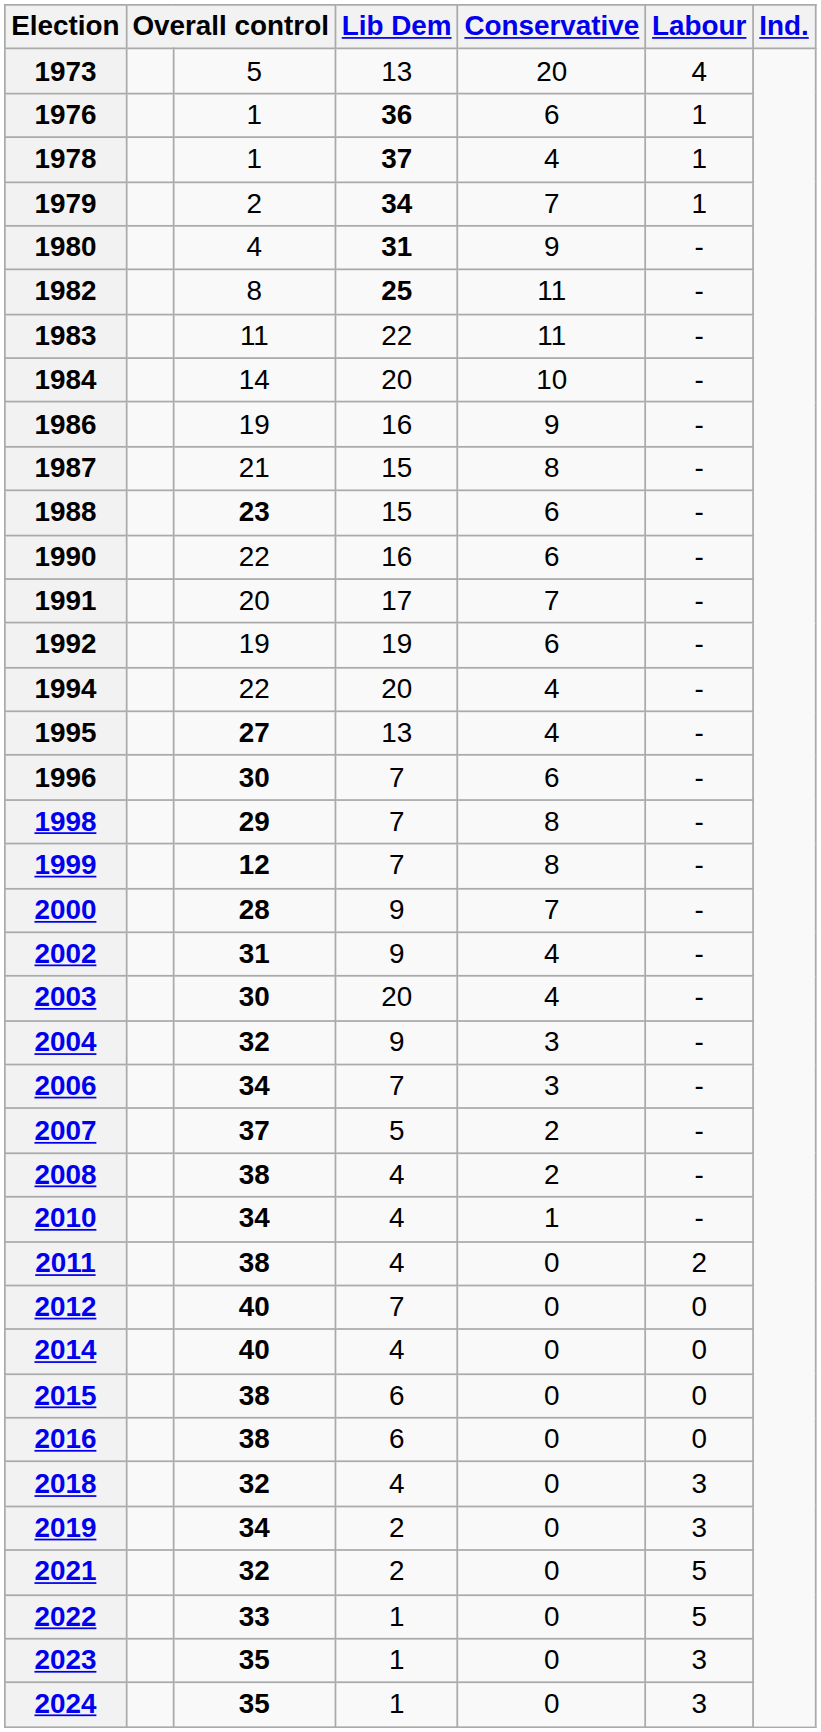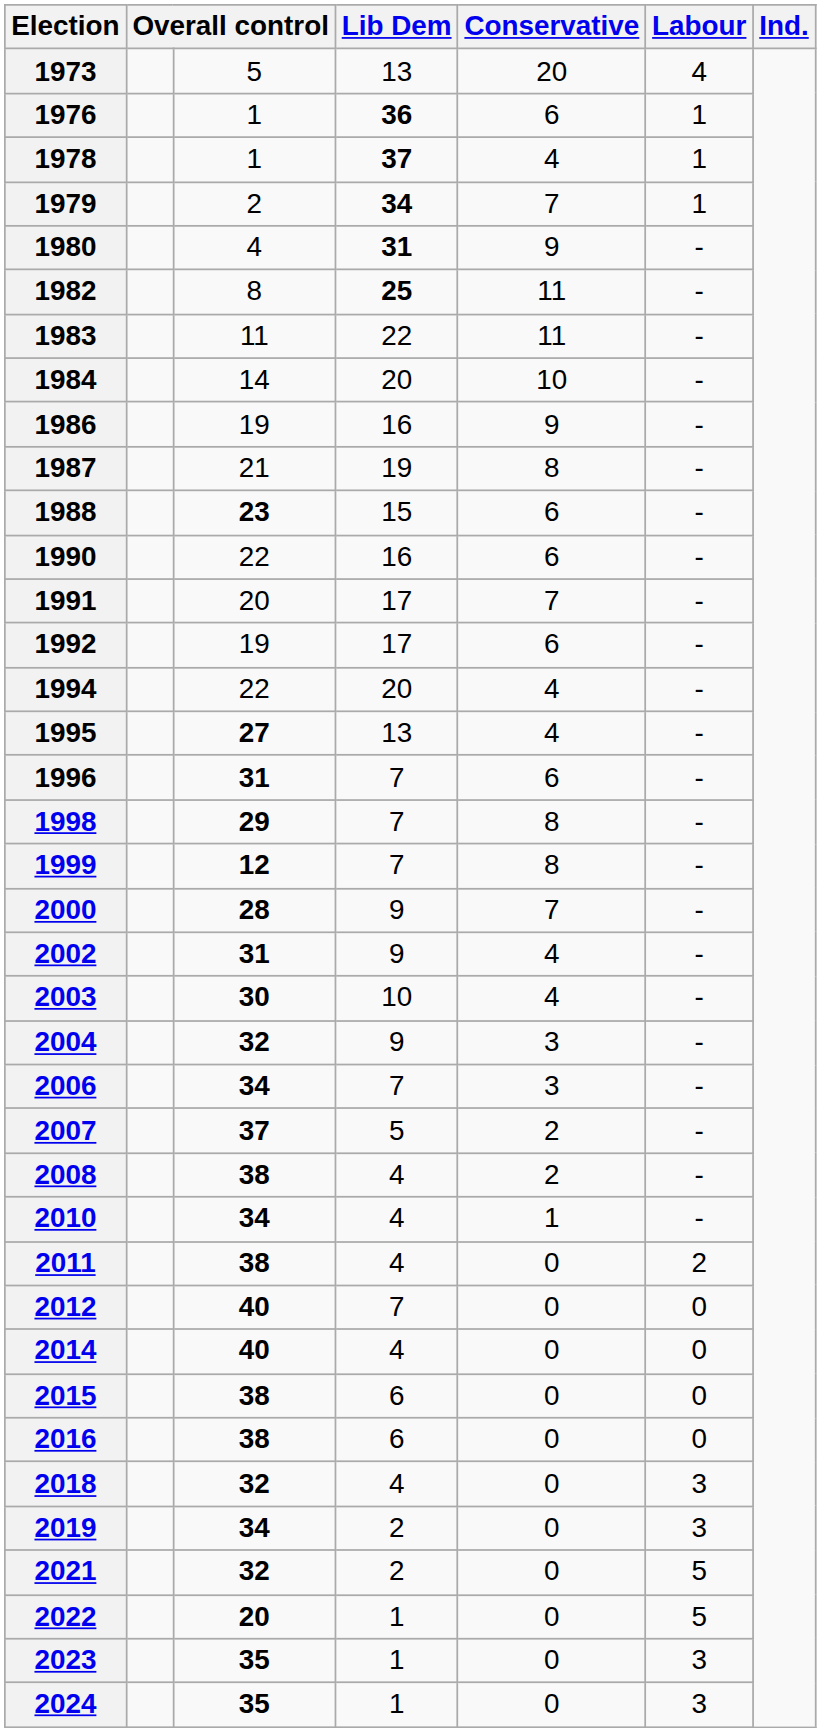(397, 468) 15 -> (397, 468) 19
(397, 644) 19 -> (397, 644) 17
(254, 777) 30 -> (254, 777) 31
(397, 997) 20 -> (397, 997) 10
(254, 1616) 33 -> (254, 1616) 20
